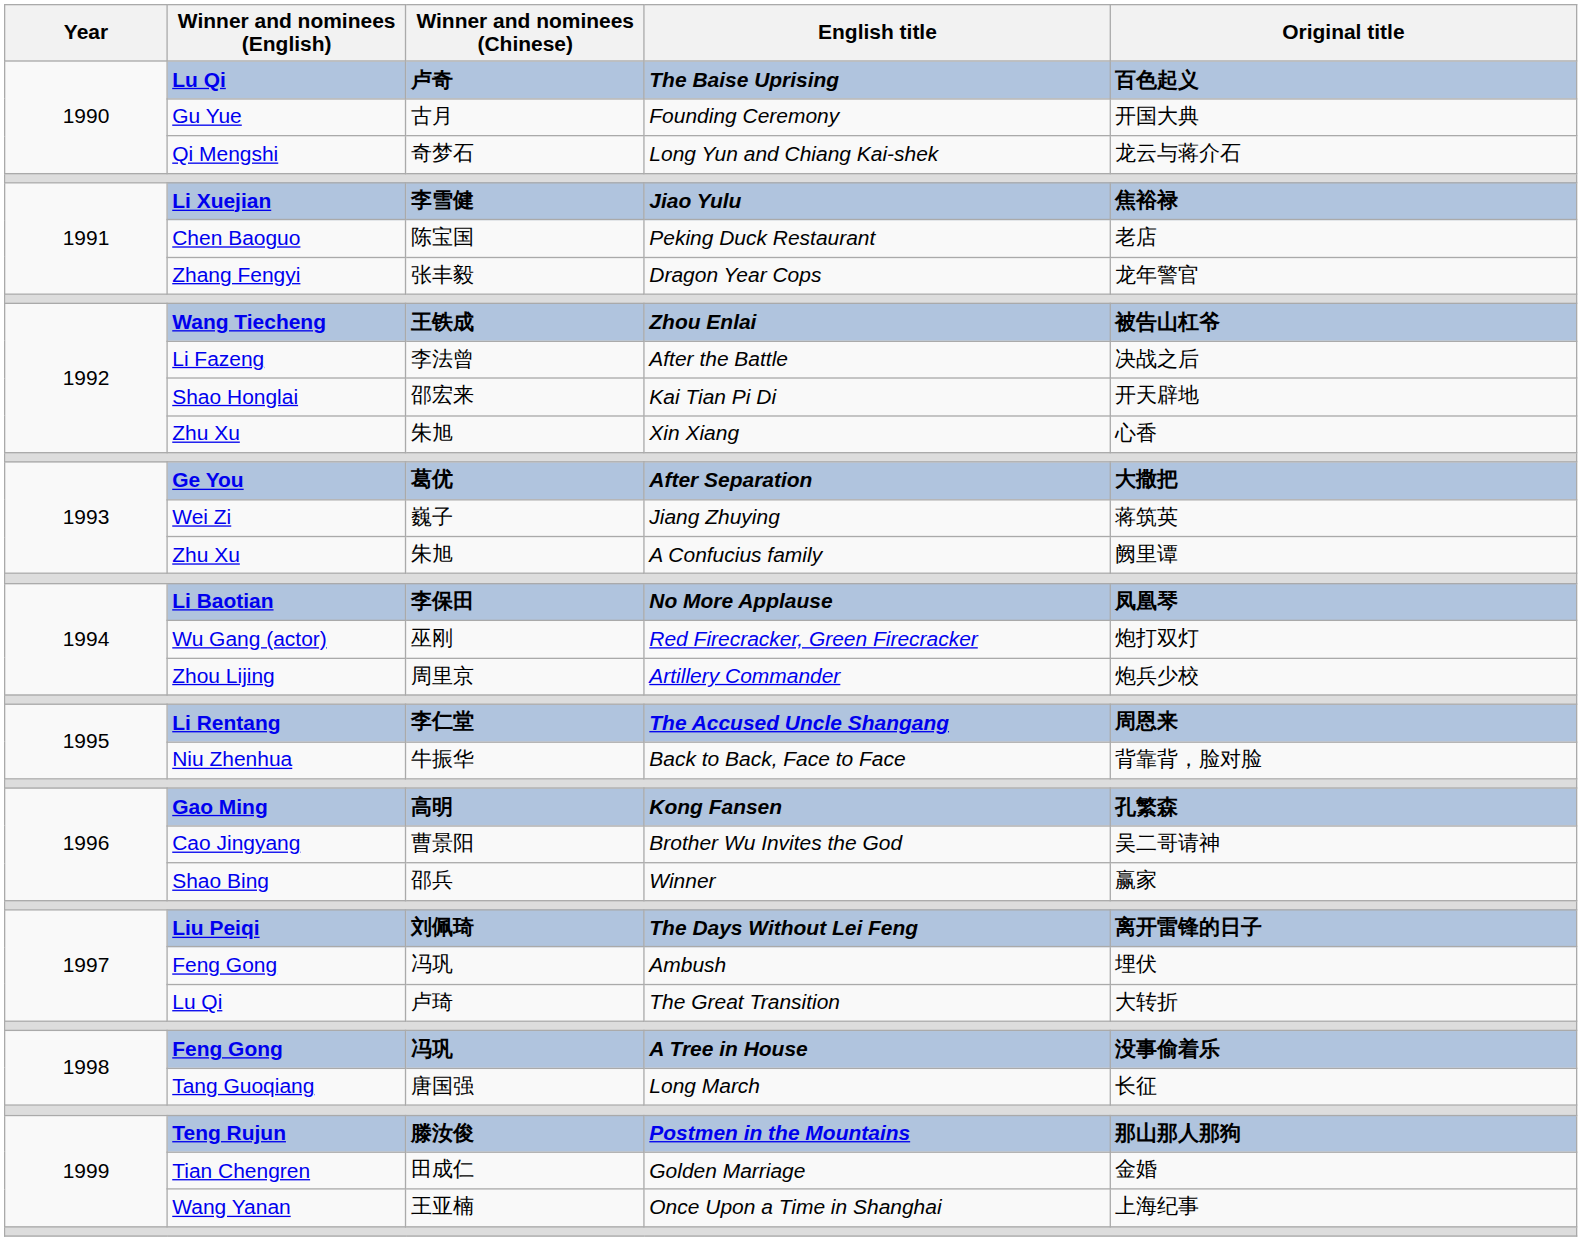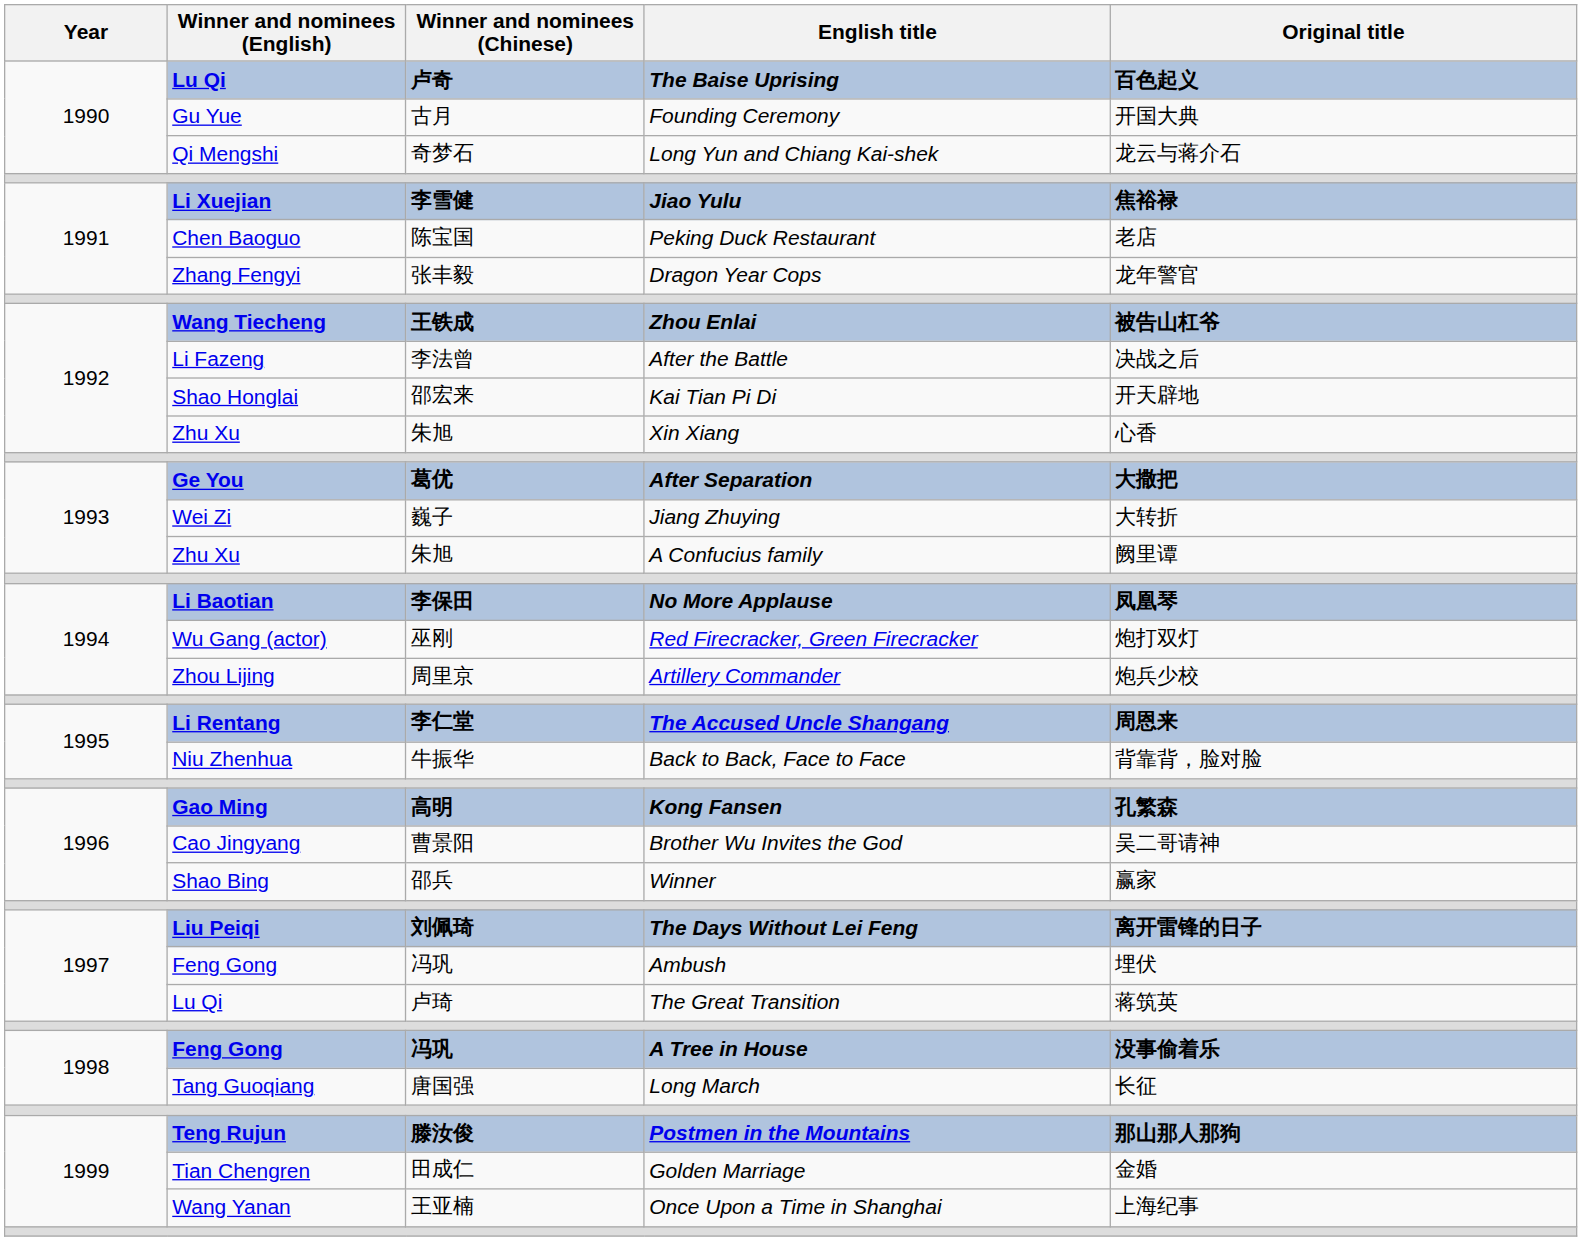(1147, 517) 蒋筑英 -> (1147, 517) 大转折
(1147, 1001) 大转折 -> (1147, 1001) 蒋筑英
